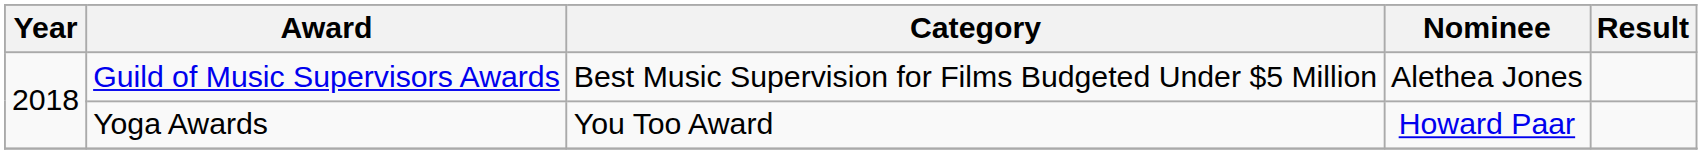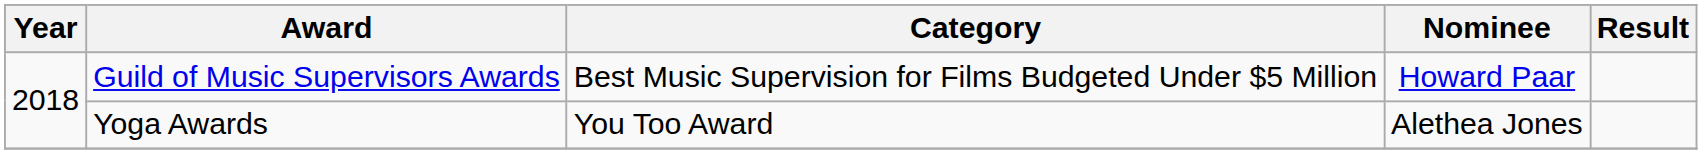(1487, 76) Alethea Jones -> (1487, 76) Howard Paar
(1487, 124) Howard Paar -> (1487, 124) Alethea Jones
